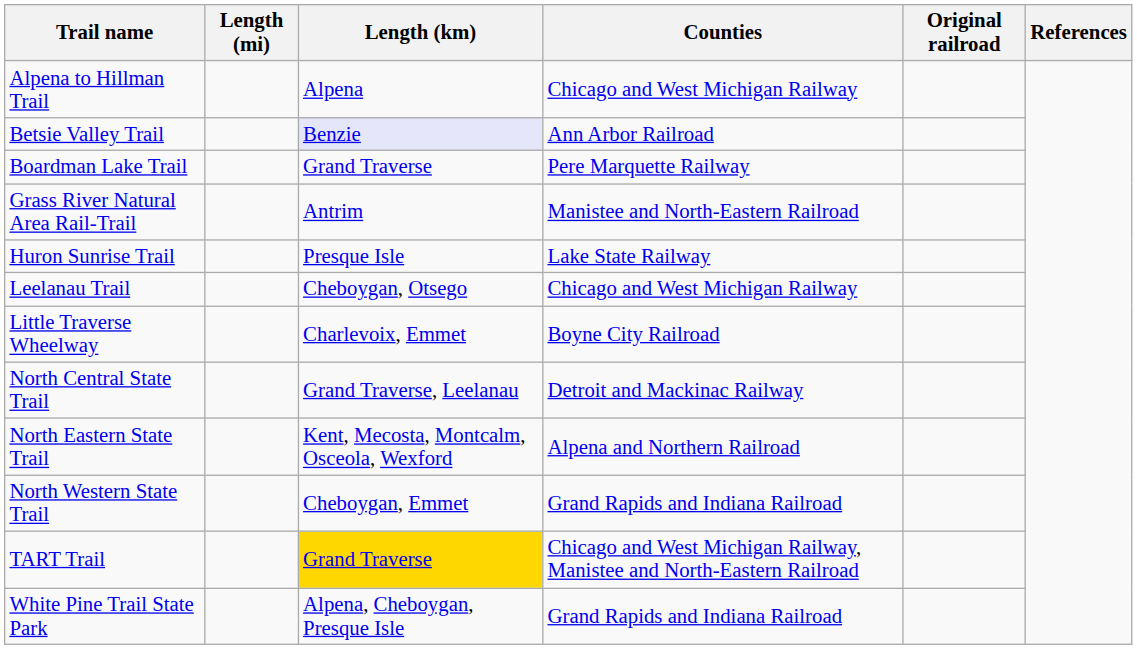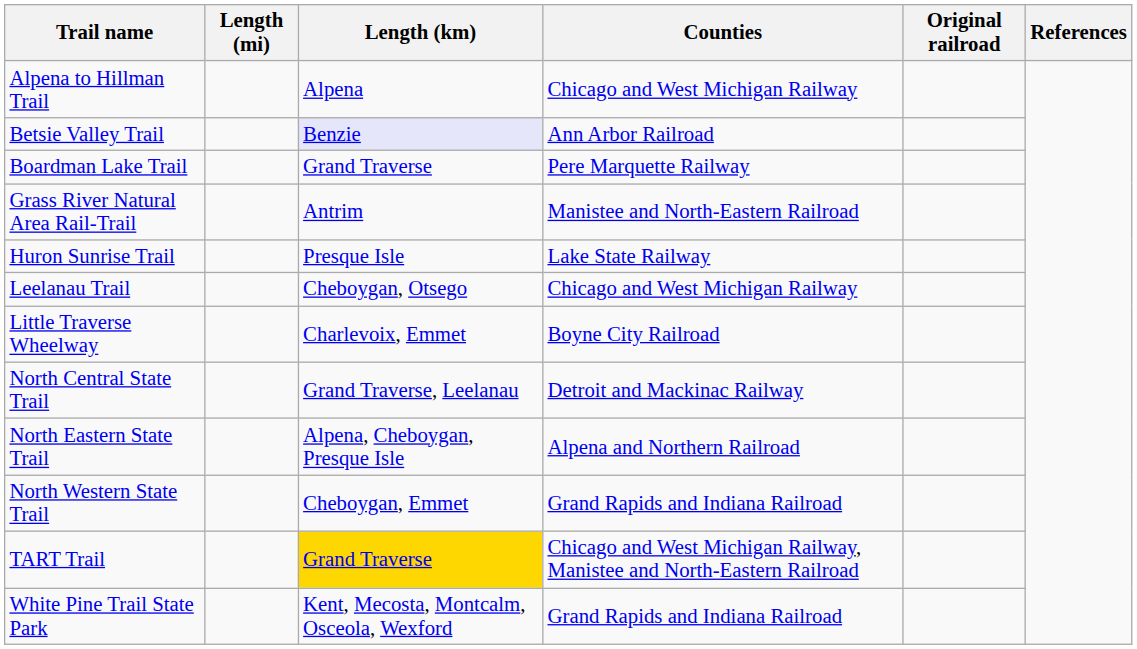(414, 446) Kent, Mecosta, Montcalm, Osceola, Wexford -> (388, 446) Alpena, Cheboygan, Presque Isle
(388, 615) Alpena, Cheboygan, Presque Isle -> (414, 615) Kent, Mecosta, Montcalm, Osceola, Wexford
